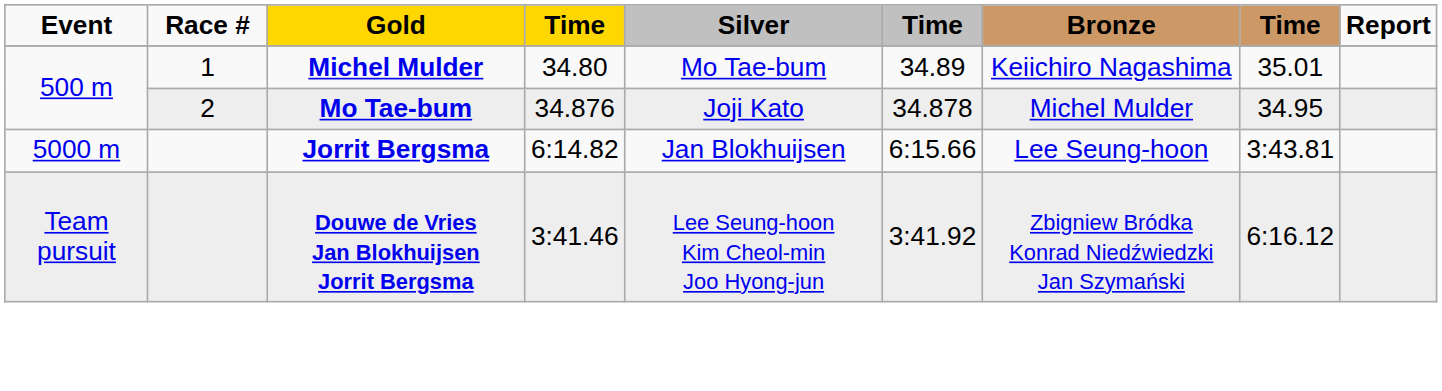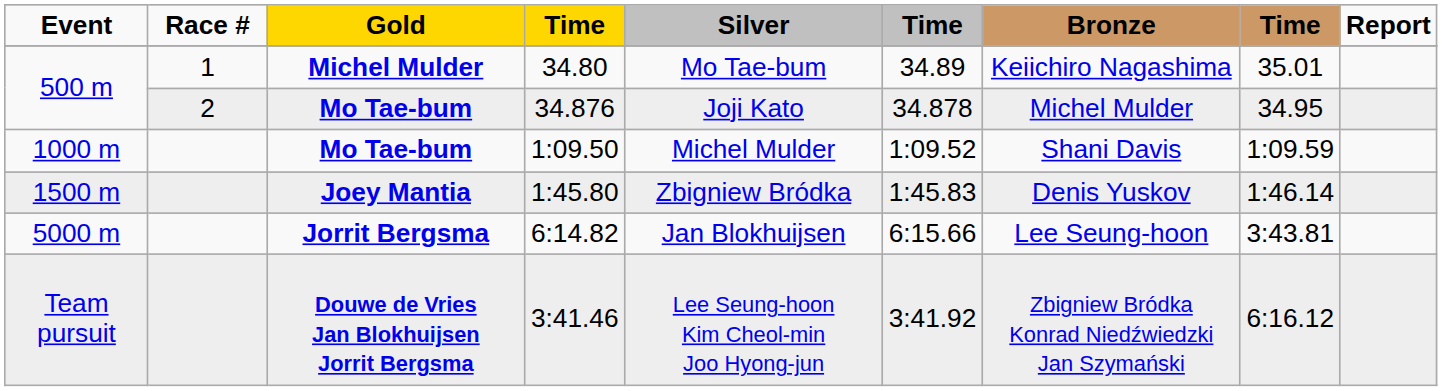+ row: (575, 150)
+ row: (575, 191)
